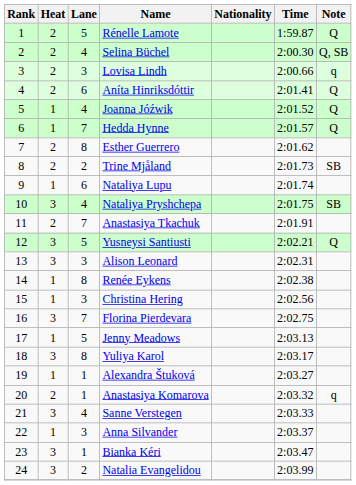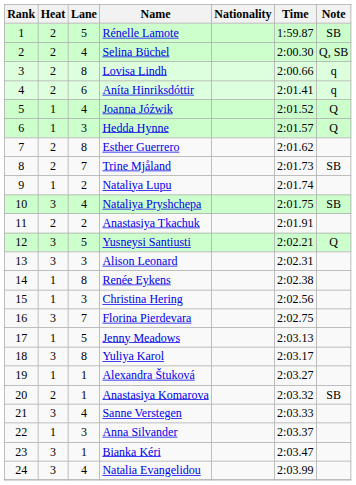(334, 33) Q -> (334, 33) SB
(84, 71) 3 -> (84, 71) 8
(334, 90) Q -> (334, 90) q
(84, 128) 7 -> (84, 128) 3
(84, 166) 2 -> (84, 166) 7
(84, 185) 6 -> (84, 185) 2
(84, 223) 7 -> (84, 223) 2
(334, 394) q -> (334, 394) SB
(84, 470) 2 -> (84, 470) 4
